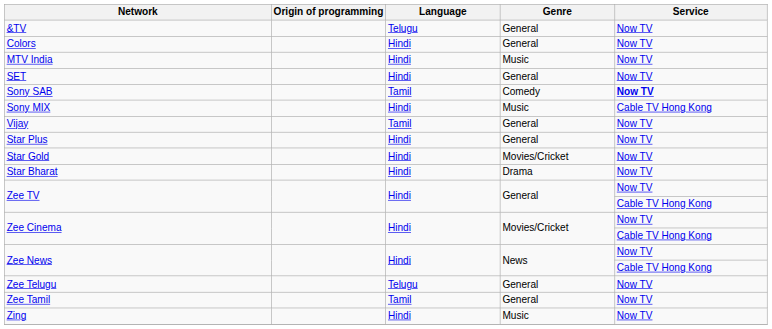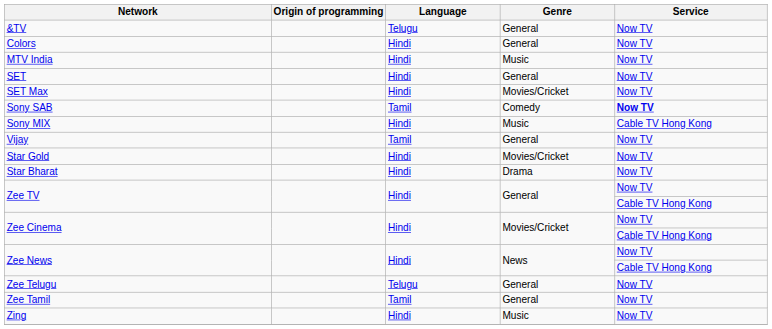+ row: (27, 92)
- row: (27, 140)
